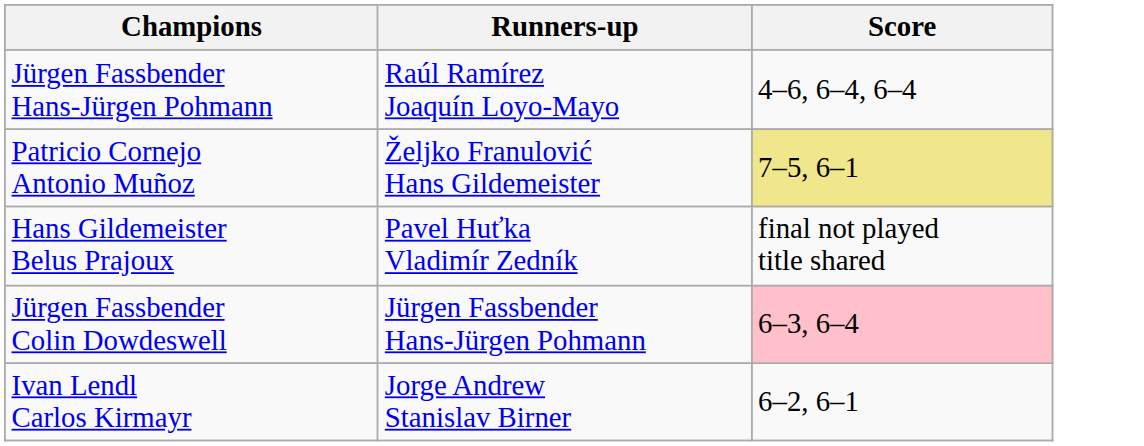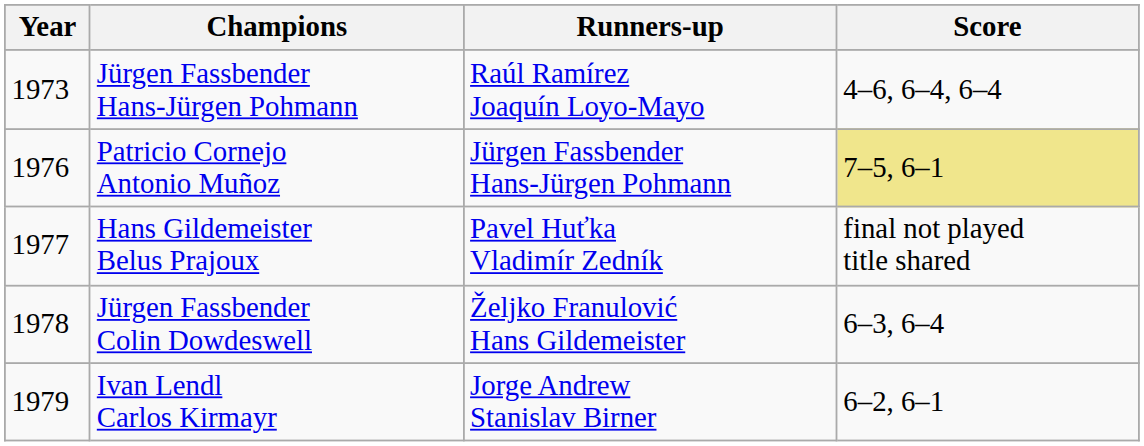+ column: (48, 27)
(492, 167) Željko Franulović Hans Gildemeister -> (601, 167) Jürgen Fassbender Hans-Jürgen Pohmann
(515, 323) Jürgen Fassbender Hans-Jürgen Pohmann -> (578, 323) Željko Franulović Hans Gildemeister
(808, 323) pink background -> (894, 323) no background
